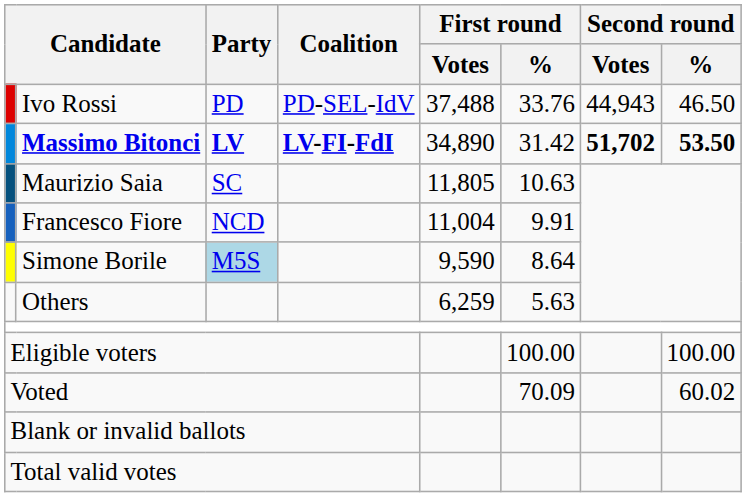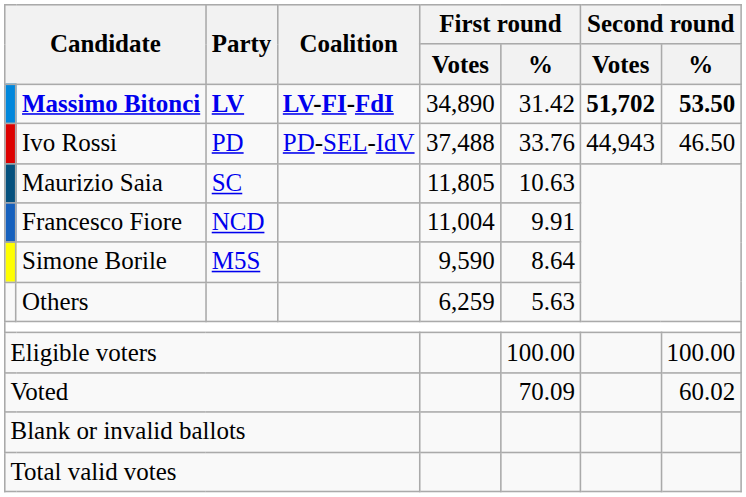rows swapped: (111, 143) <-> (70, 103)
(236, 261) lightblue background -> (236, 261) no background
